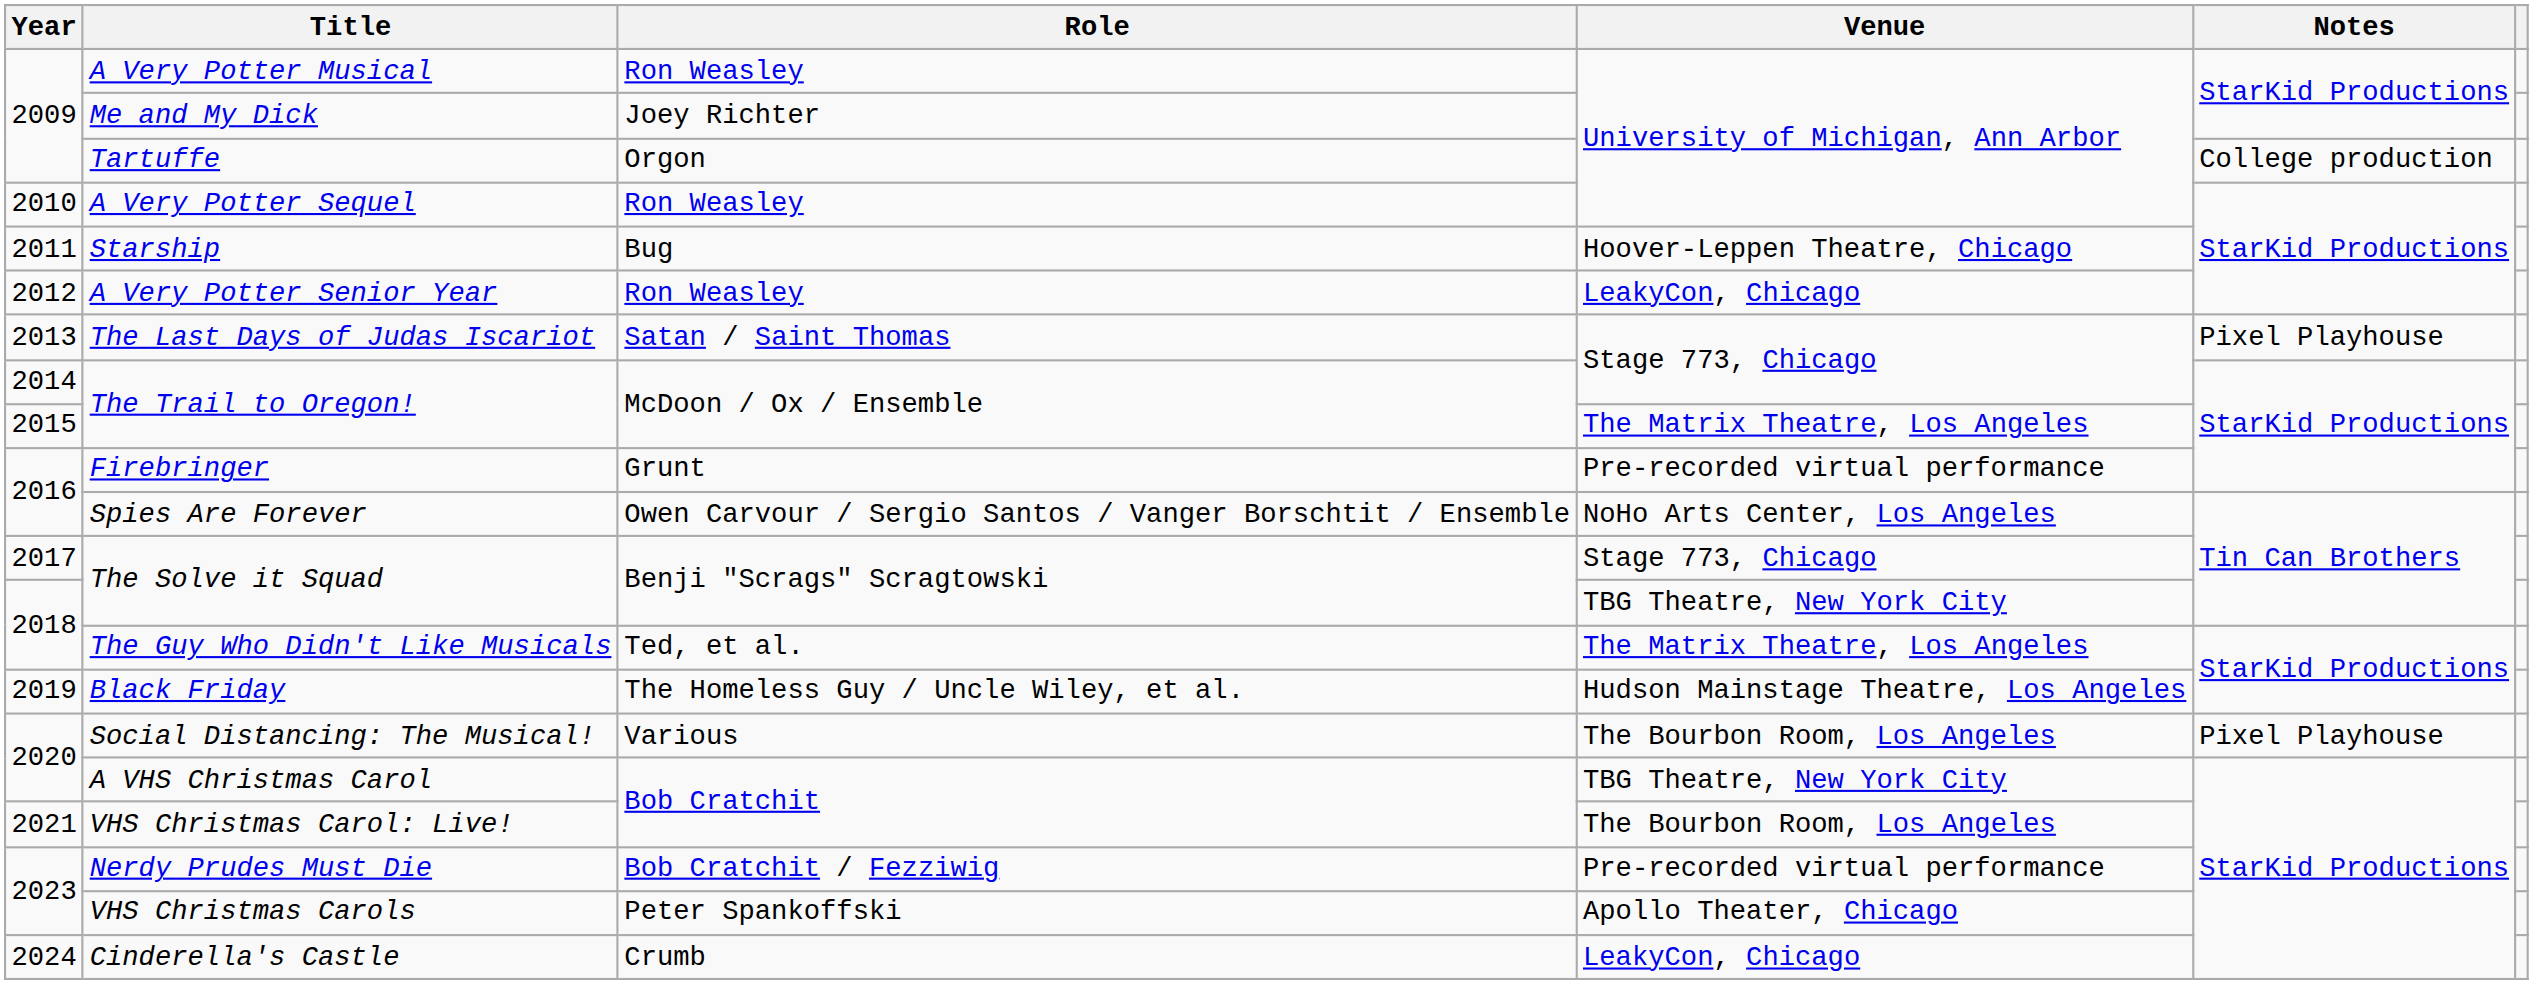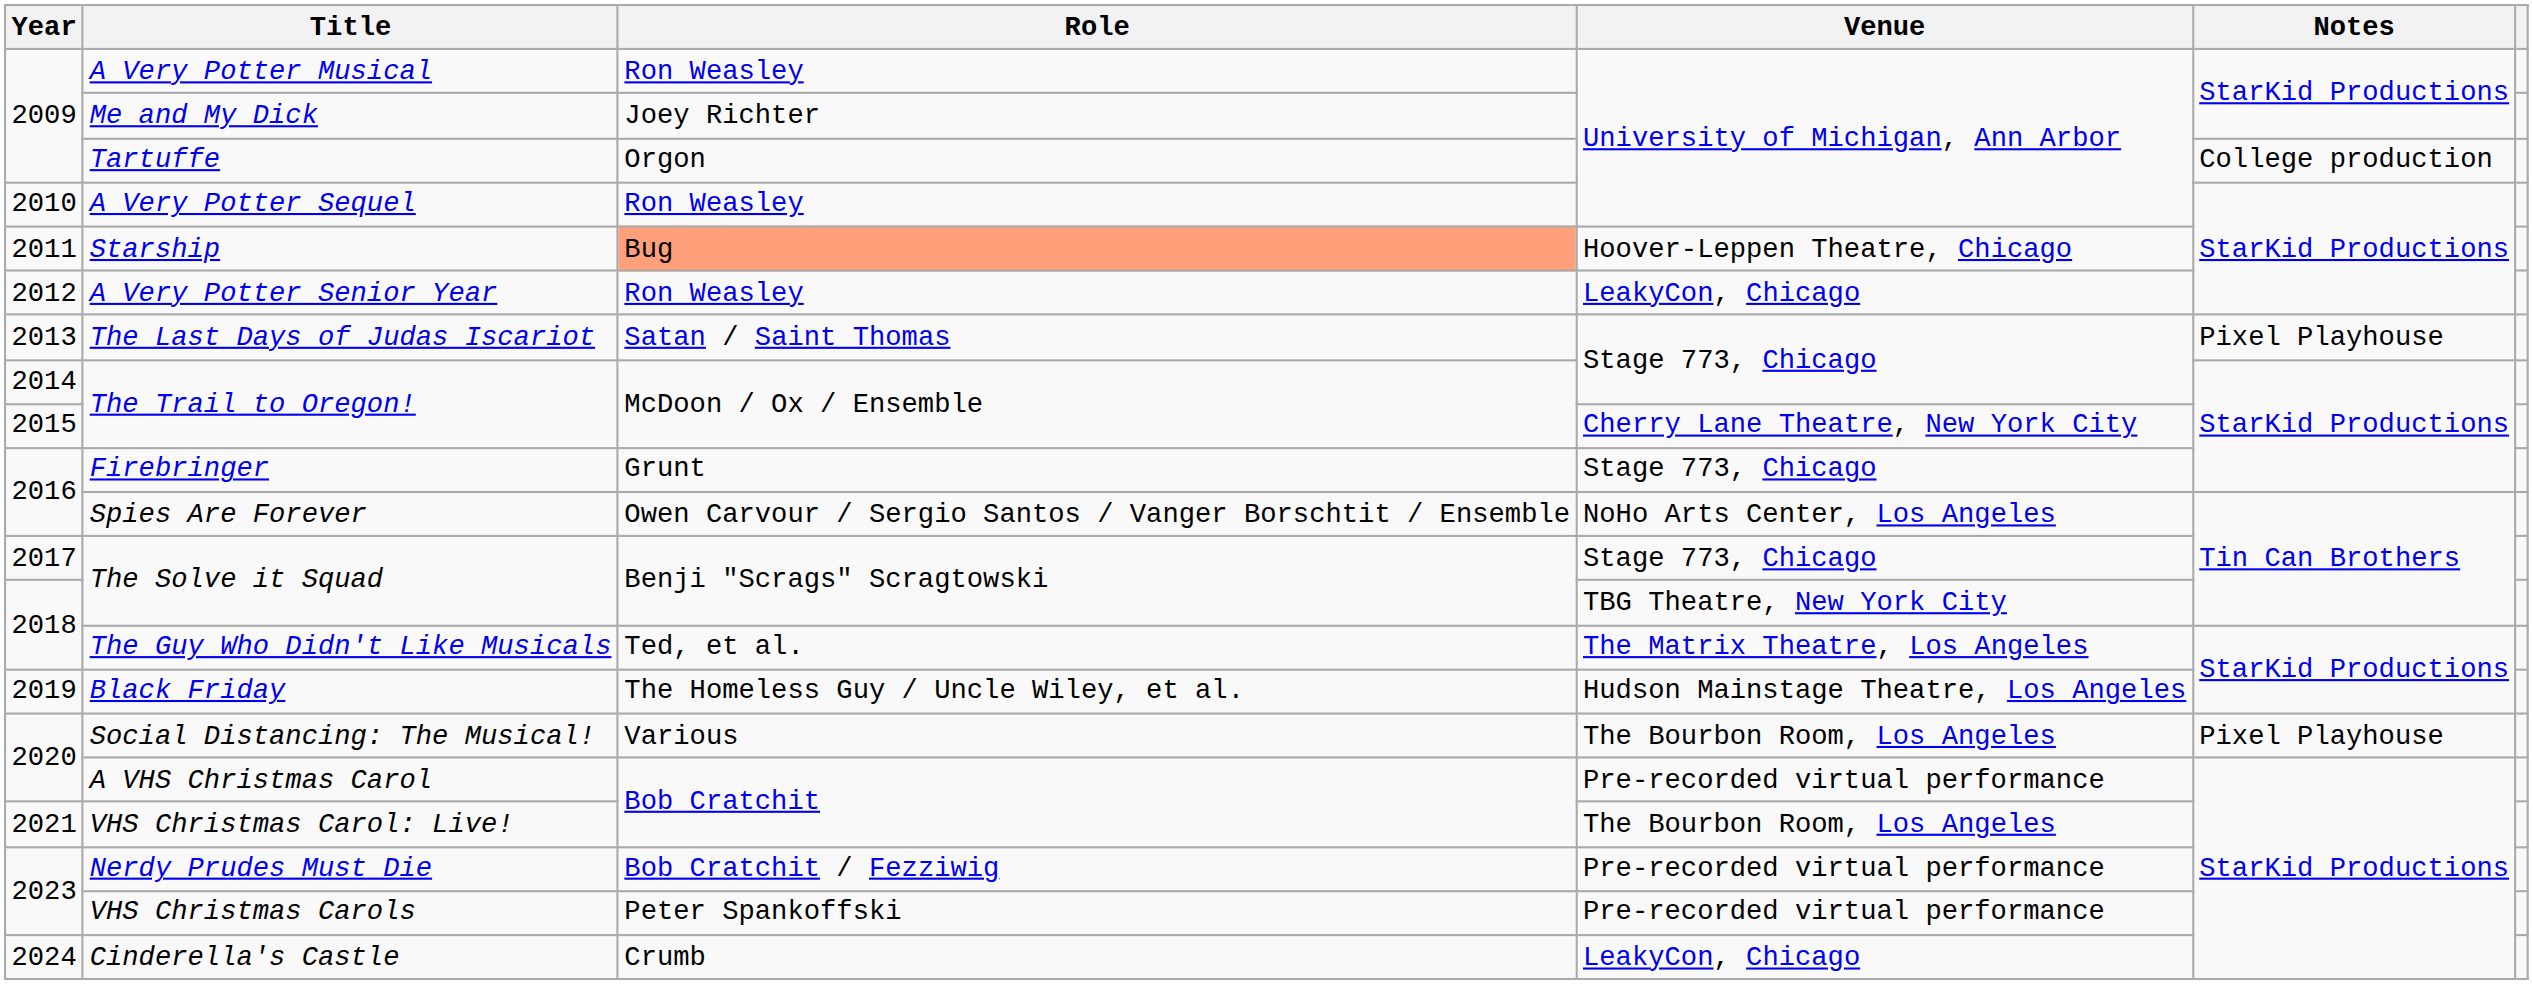(649, 249) no background -> (649, 249) lightsalmon background
(1836, 426) The Matrix Theatre, Los Angeles -> (1860, 426) Cherry Lane Theatre, New York City
(1844, 470) Pre-recorded virtual performance -> (1730, 470) Stage 773, Chicago
(1795, 780) TBG Theatre, New York City -> (1844, 780) Pre-recorded virtual performance
(1771, 913) Apollo Theater, Chicago -> (1844, 913) Pre-recorded virtual performance
